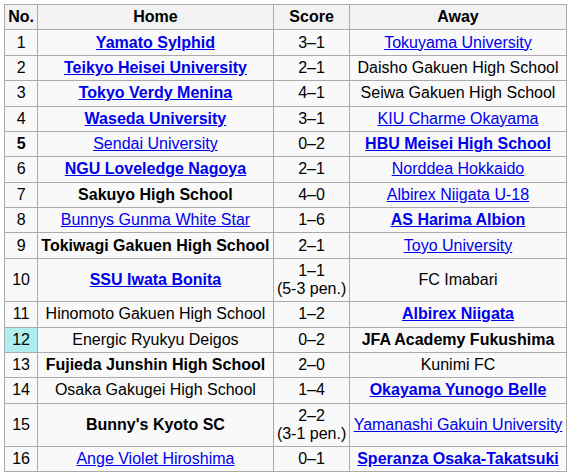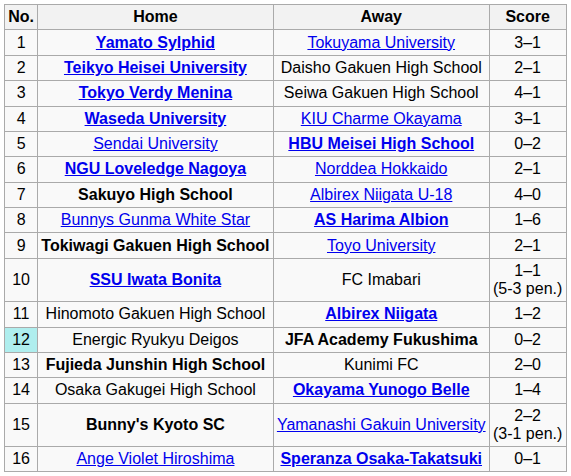columns swapped: (312, 17) <-> (458, 17)
(21, 144) bold -> (21, 144) normal
